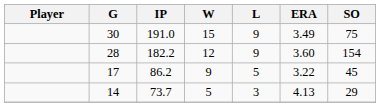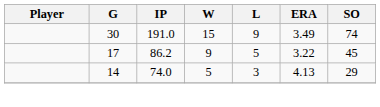(352, 33) 75 -> (352, 33) 74
- row: (113, 53)
(161, 92) 73.7 -> (161, 72) 74.0
